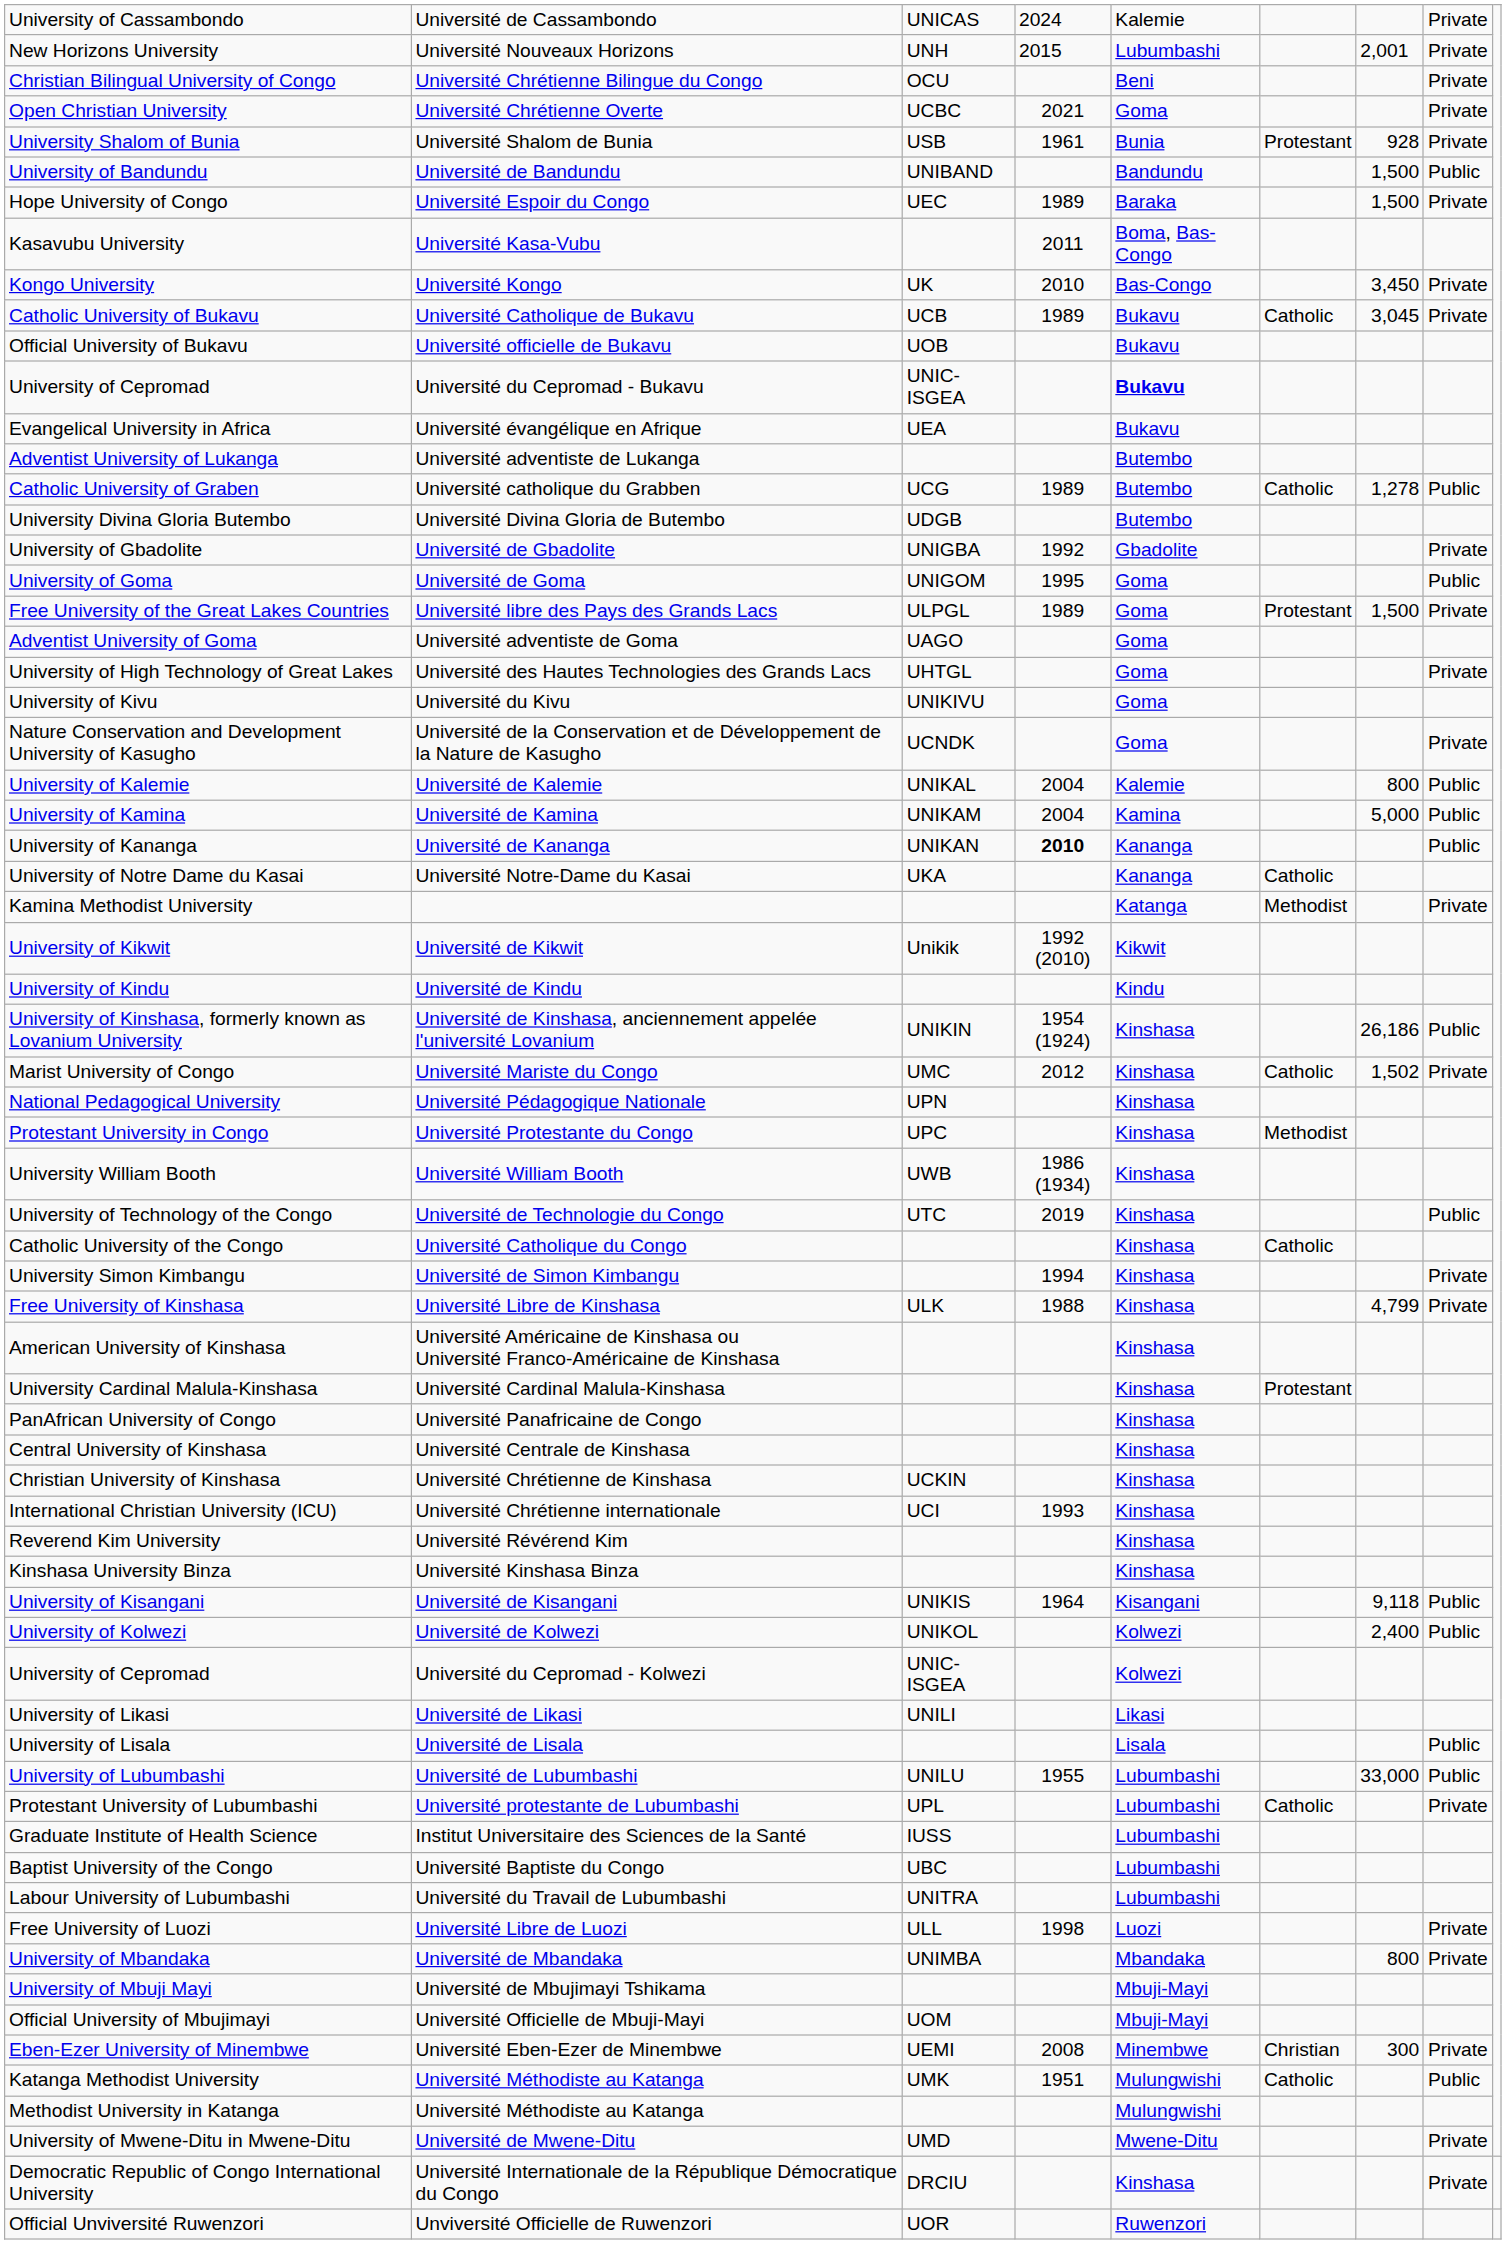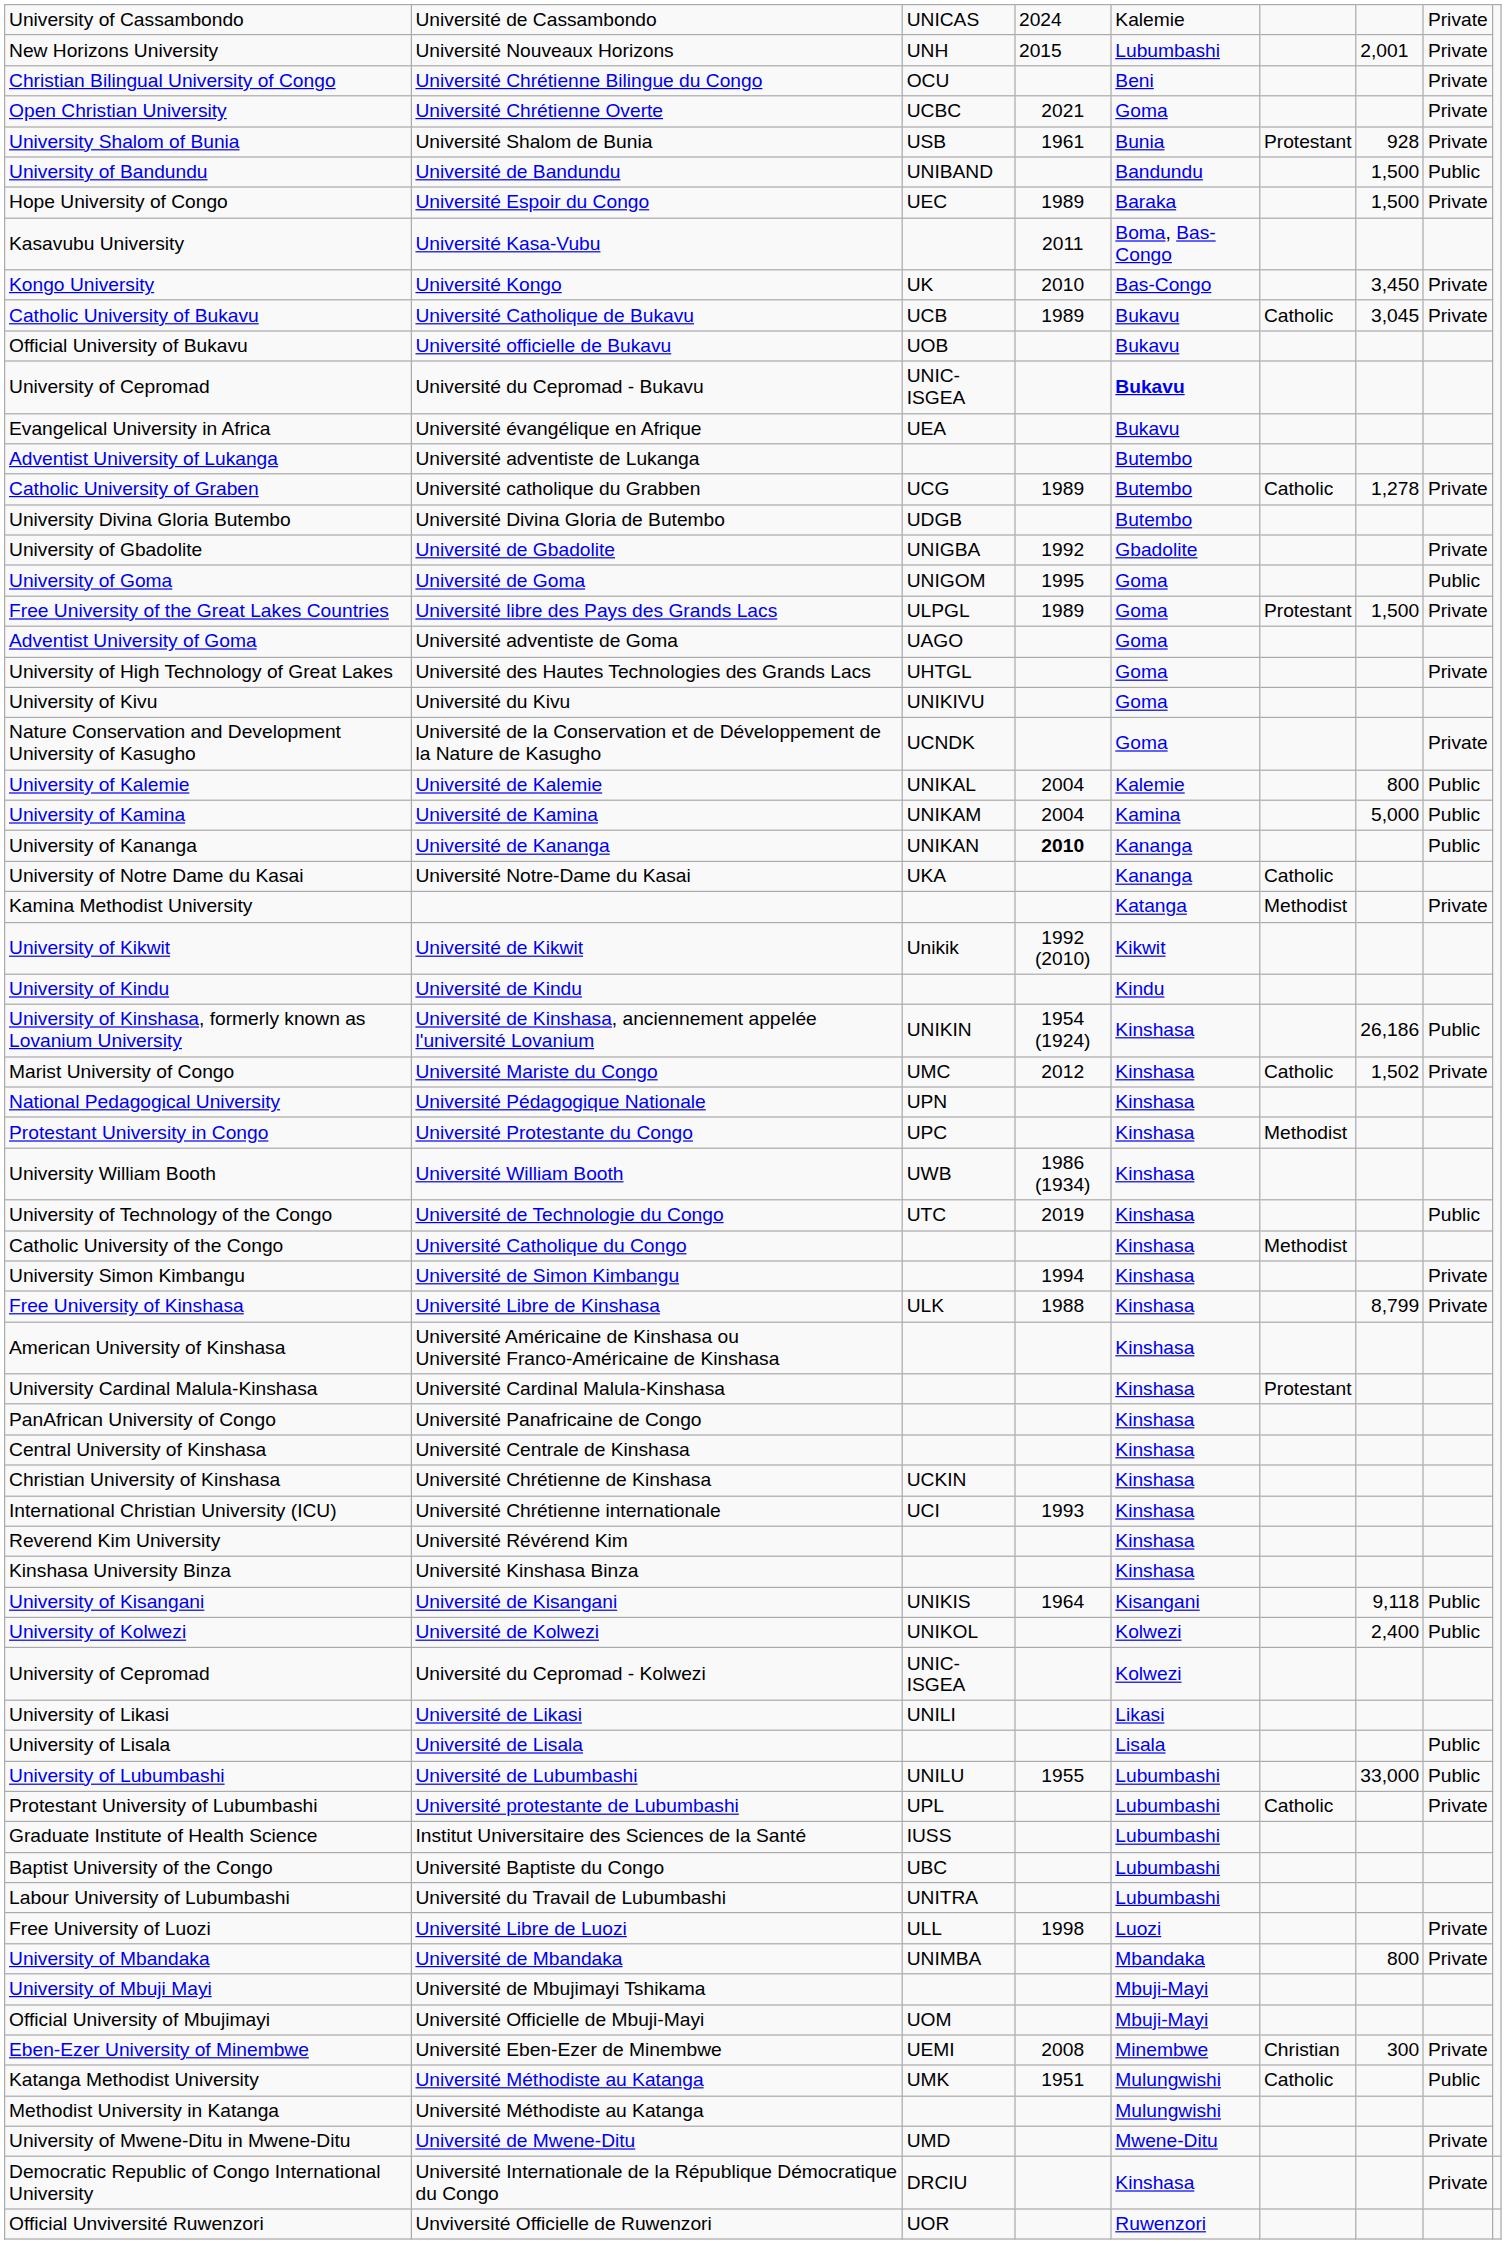(1454, 489) Public -> (1458, 489) Private
(1299, 1245) Catholic -> (1306, 1245) Methodist
(1395, 1306) 4,799 -> (1395, 1306) 8,799
